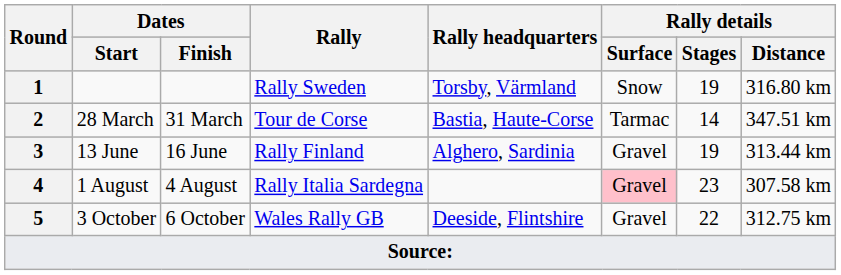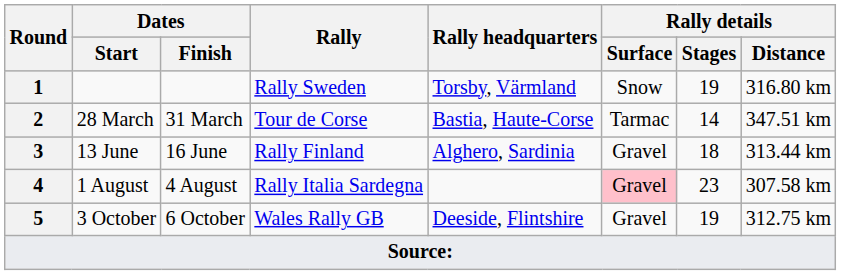(709, 152) 19 -> (709, 152) 18
(709, 218) 22 -> (709, 218) 19
